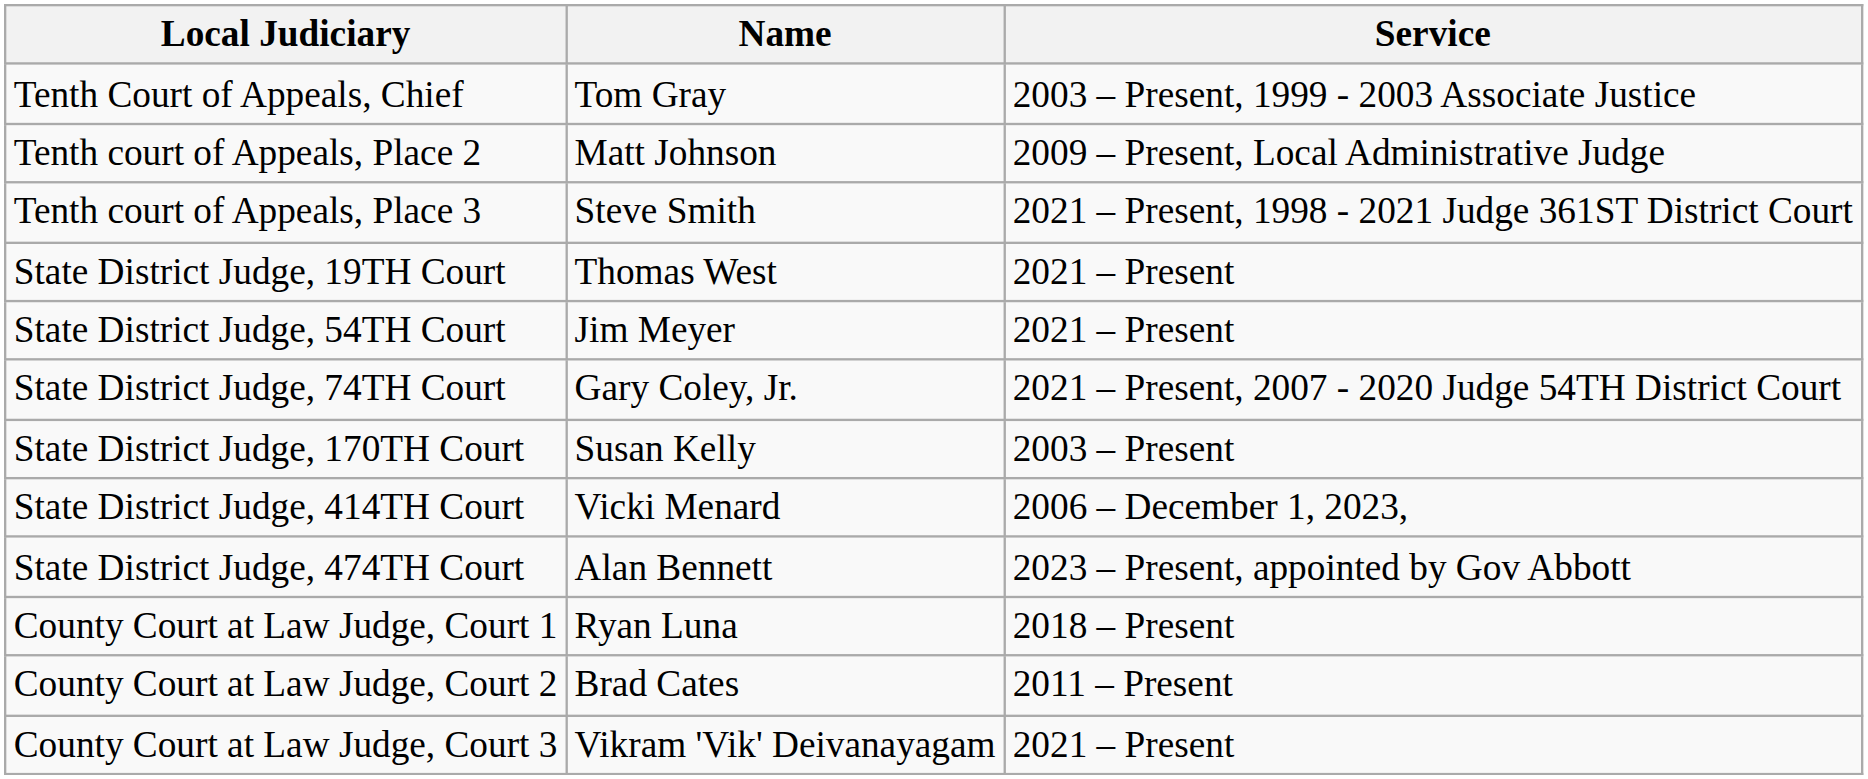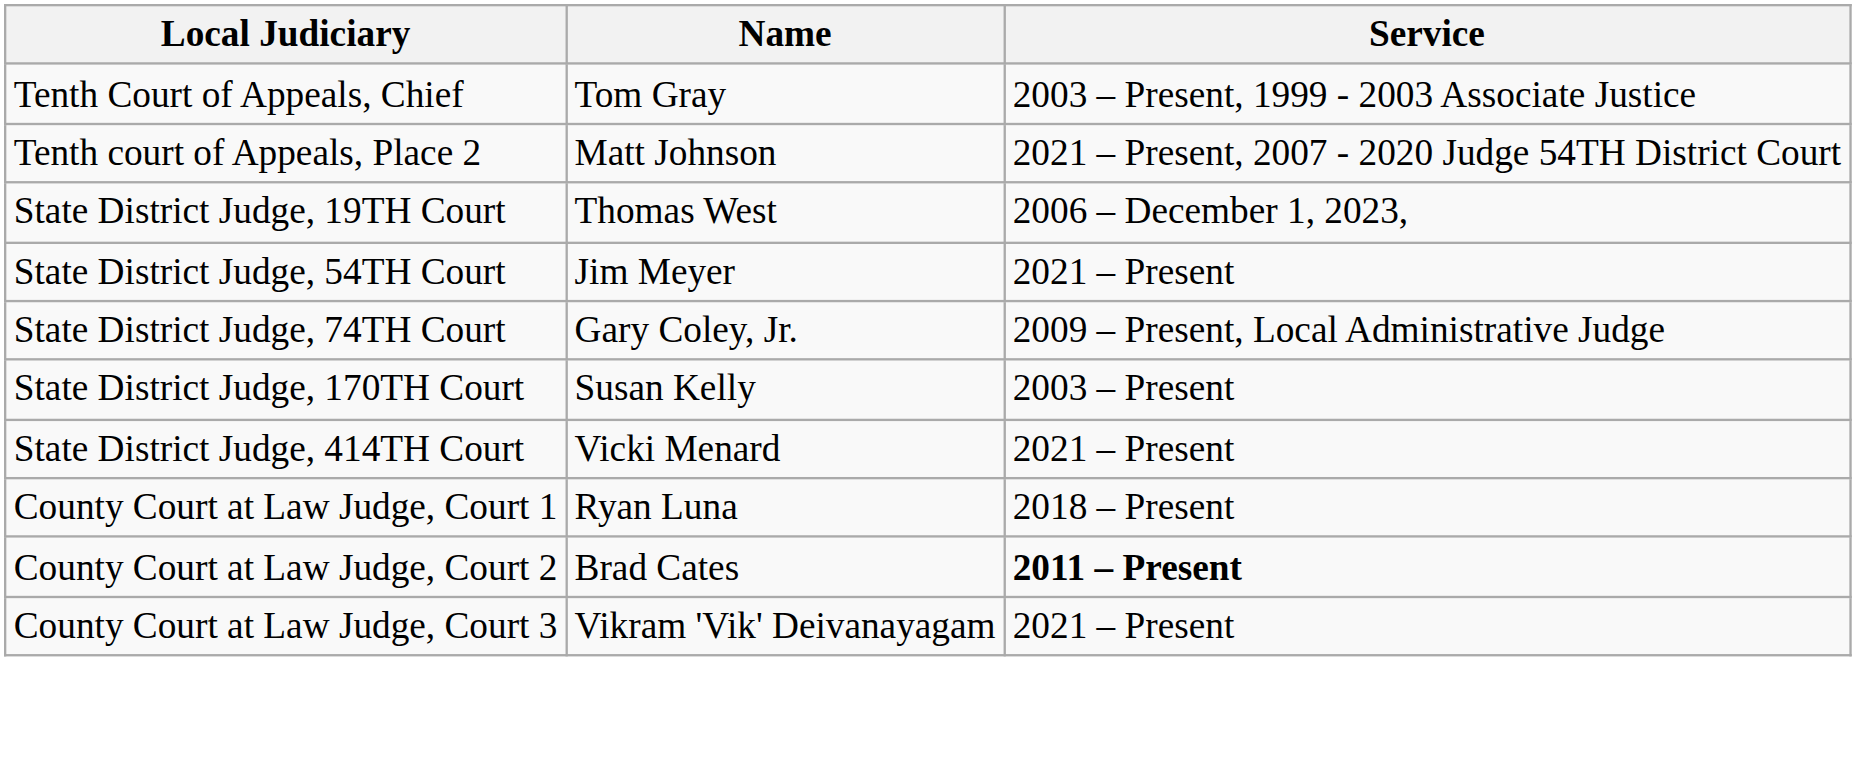(1339, 152) 2009 – Present, Local Administrative Judge -> (1427, 152) 2021 – Present, 2007 - 2020 Judge 54TH District Court
- row: (247, 211)
(1124, 270) 2021 – Present -> (1210, 211) 2006 – December 1, 2023,
(1427, 388) 2021 – Present, 2007 - 2020 Judge 54TH District Court -> (1339, 329) 2009 – Present, Local Administrative Judge
(1210, 507) 2006 – December 1, 2023, -> (1124, 447) 2021 – Present
- row: (269, 566)
(1123, 684) normal -> (1127, 566) bold
